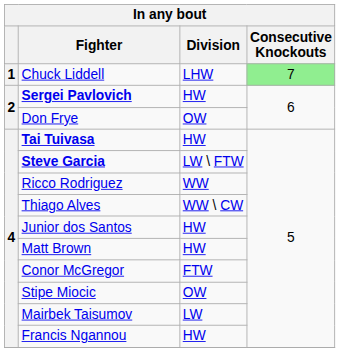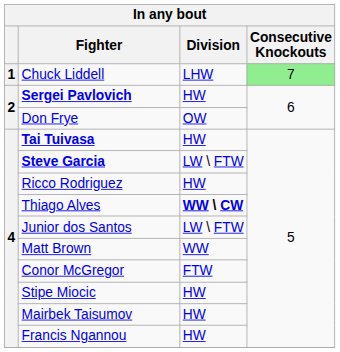(196, 183) WW -> (194, 183) HW
(213, 205) normal -> (213, 205) bold
(194, 227) HW -> (213, 227) LW \ FTW
(194, 249) HW -> (196, 249) WW
(195, 292) OW -> (194, 292) HW
(193, 314) LW -> (194, 314) HW
